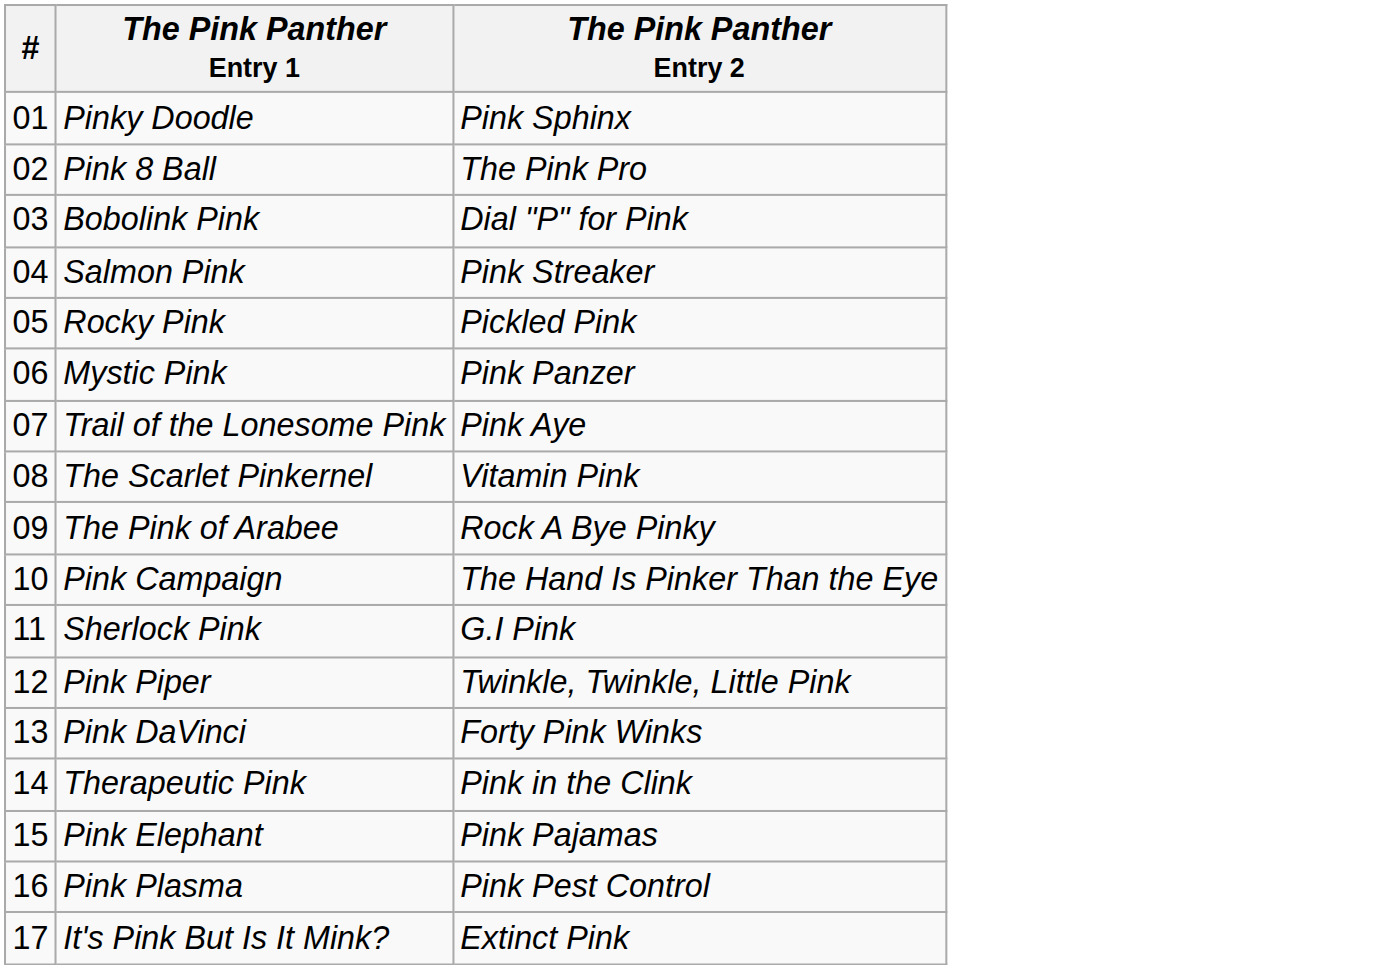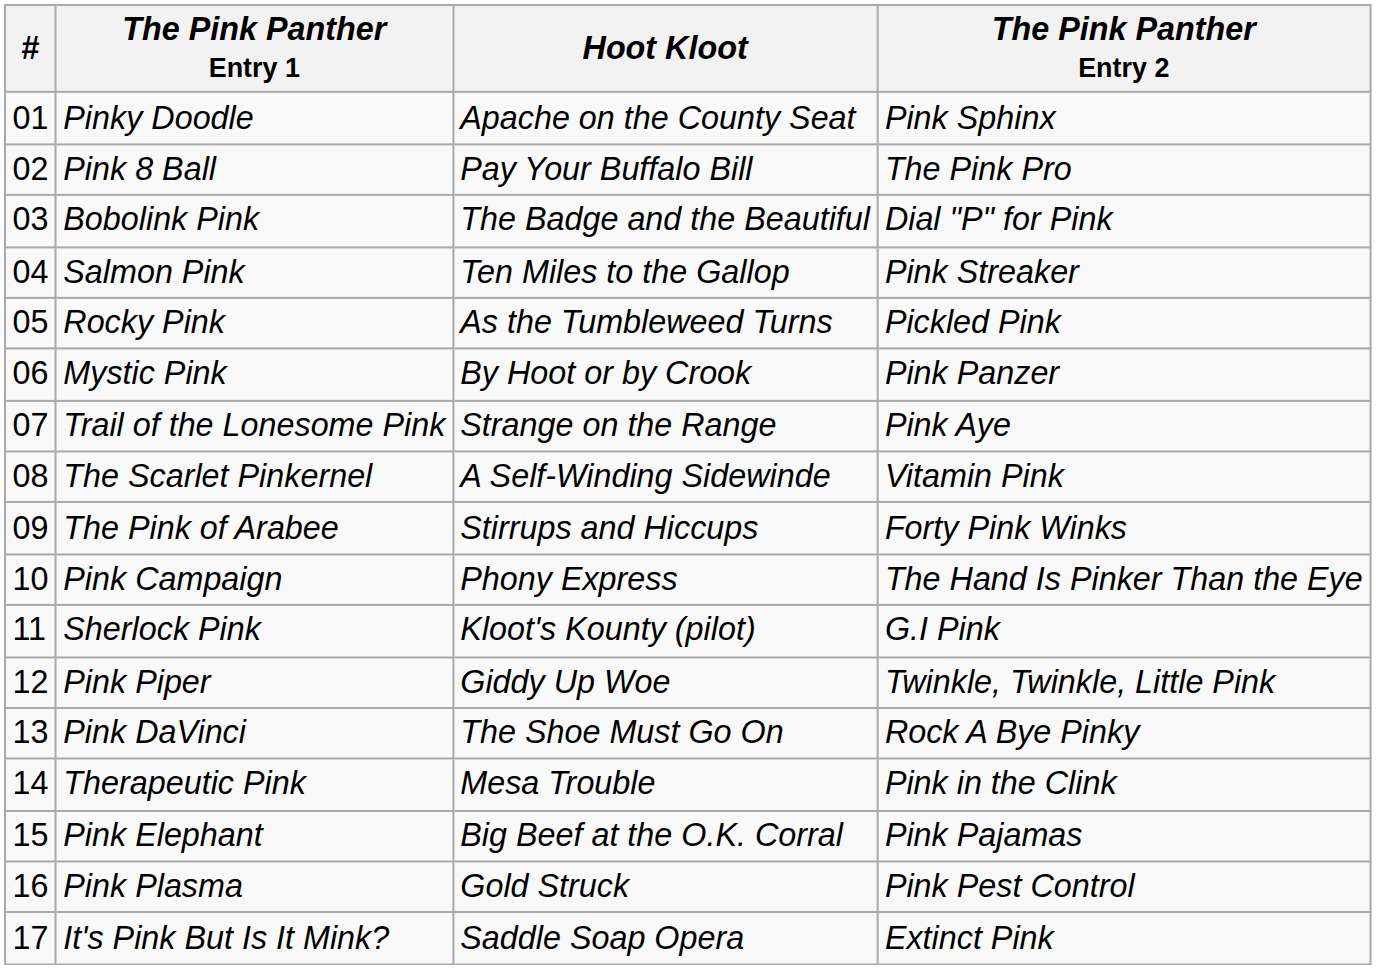+ column: (665, 48)
(587, 527) Rock A Bye Pinky -> (1006, 527) Forty Pink Winks
(581, 732) Forty Pink Winks -> (1012, 732) Rock A Bye Pinky
